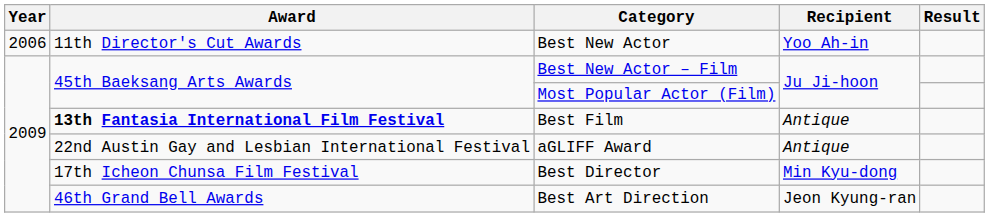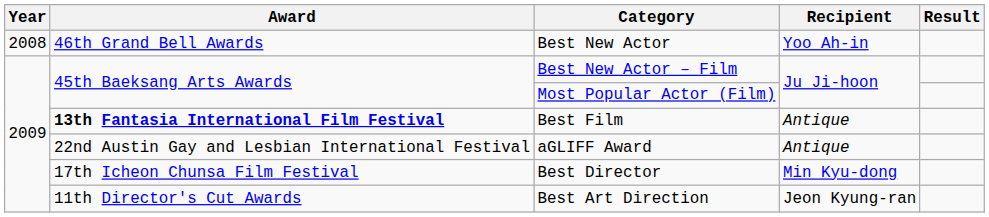(27, 43) 2006 -> (27, 43) 2008
(178, 43) 11th Director's Cut Awards -> (159, 43) 46th Grand Bell Awards
(159, 198) 46th Grand Bell Awards -> (178, 198) 11th Director's Cut Awards
